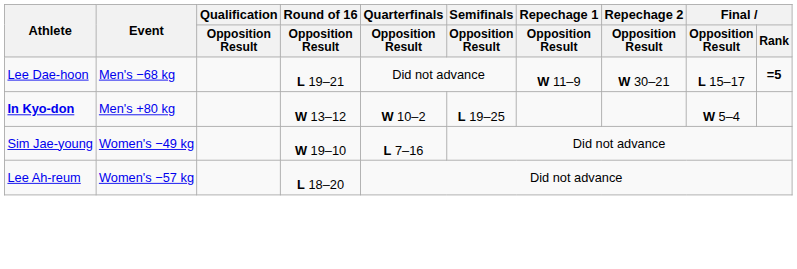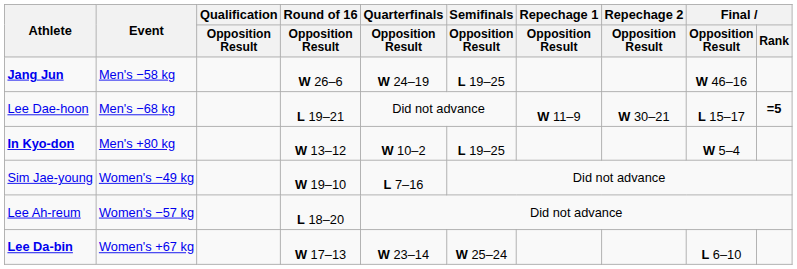+ row: (36, 75)
+ row: (40, 247)
